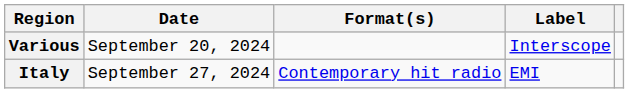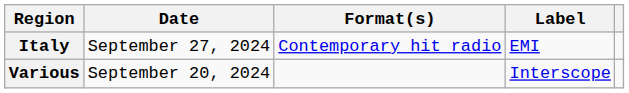rows swapped: (44, 46) <-> (44, 74)
